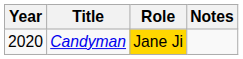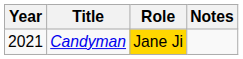(26, 41) 2020 -> (26, 41) 2021
